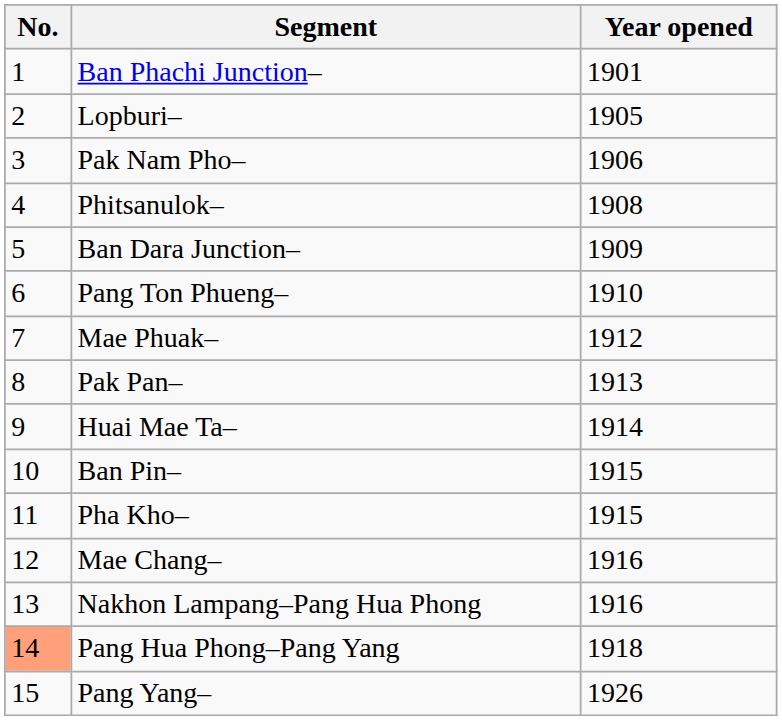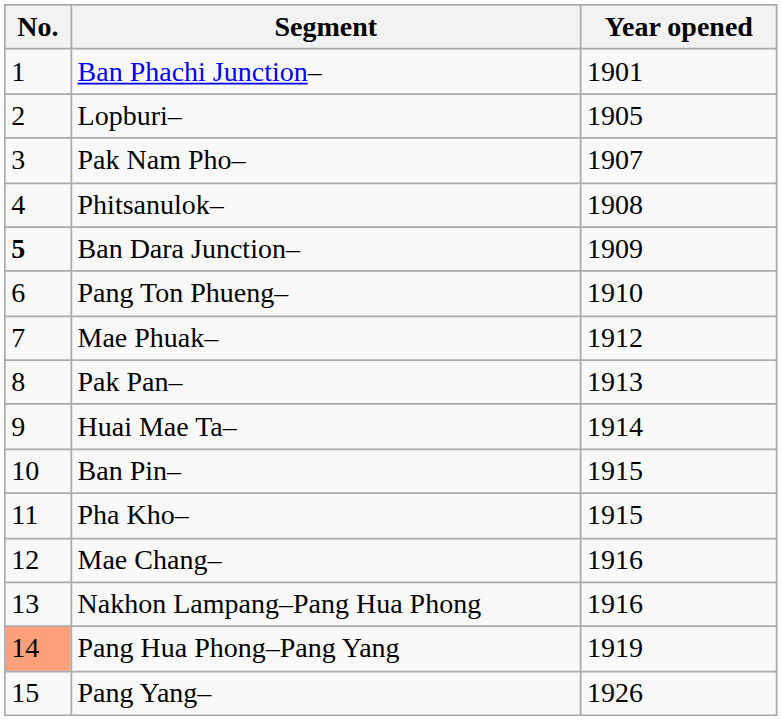(615, 159) 1906 -> (615, 159) 1907
(18, 248) normal -> (18, 248) bold
(615, 648) 1918 -> (615, 648) 1919
